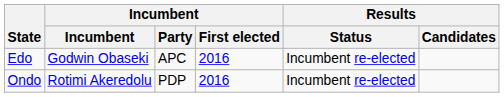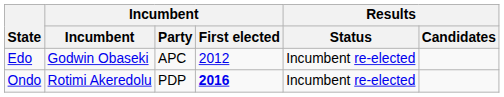(214, 59) 2016 -> (214, 59) 2012
(214, 80) normal -> (214, 80) bold
